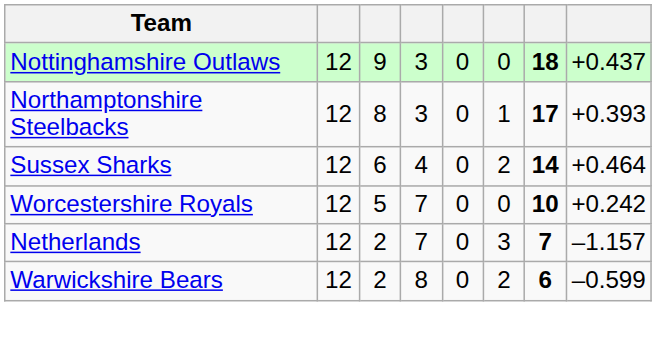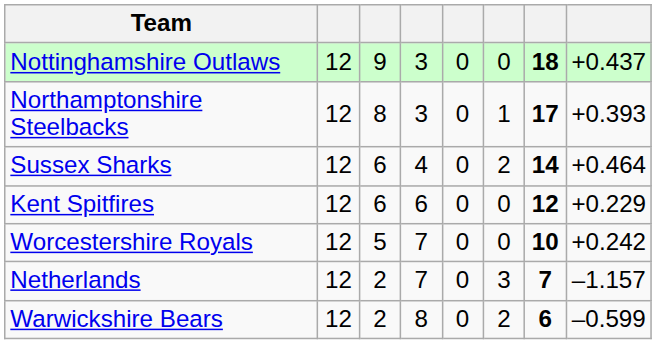+ row: (82, 204)
